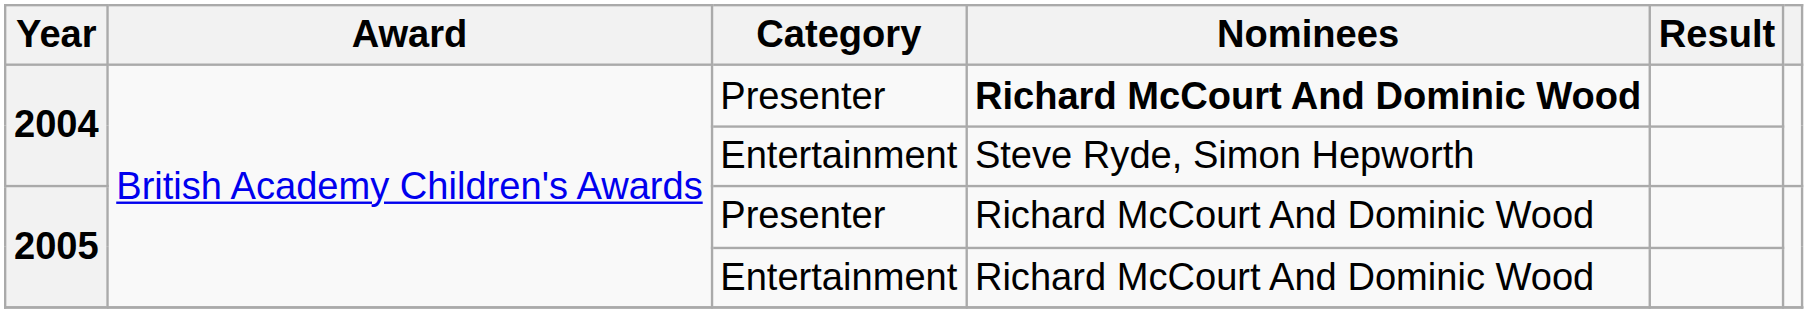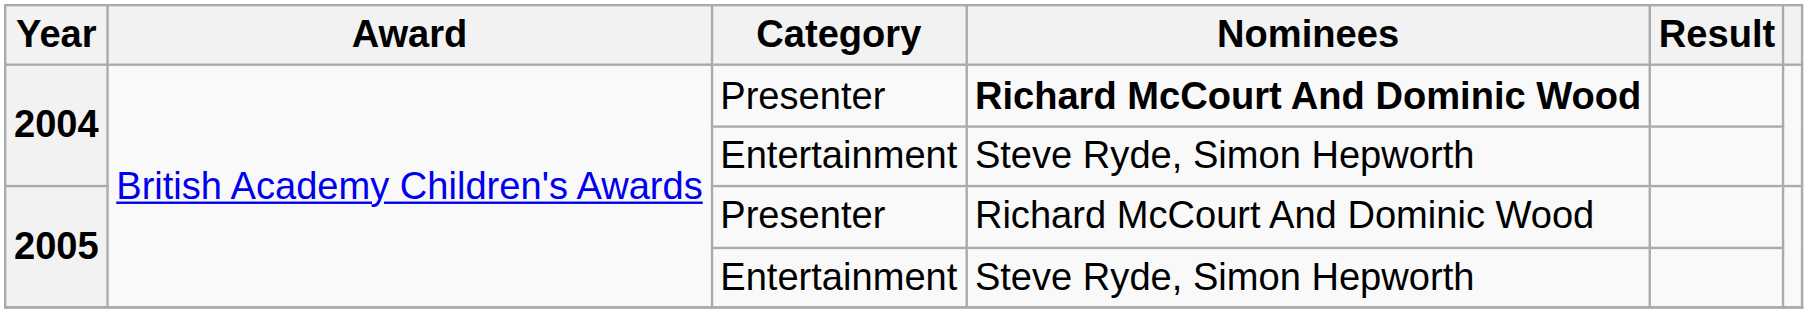(1285, 276) Richard McCourt And Dominic Wood -> (1225, 276) Steve Ryde, Simon Hepworth
